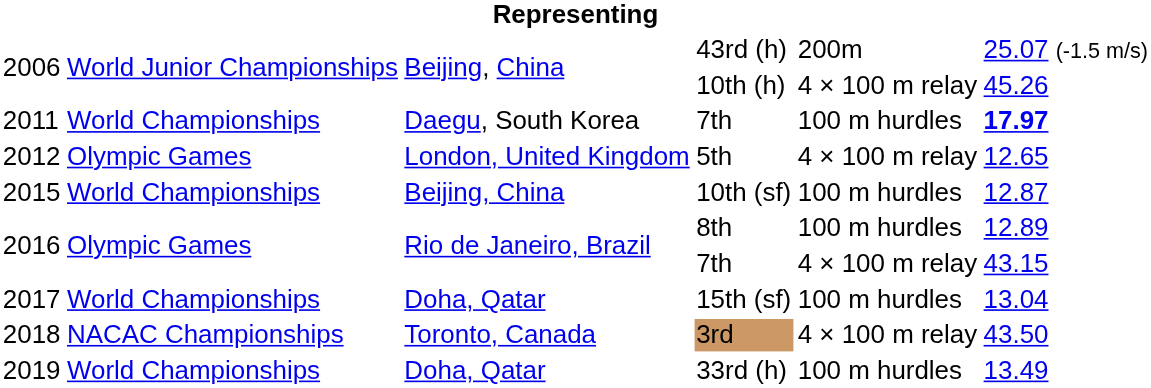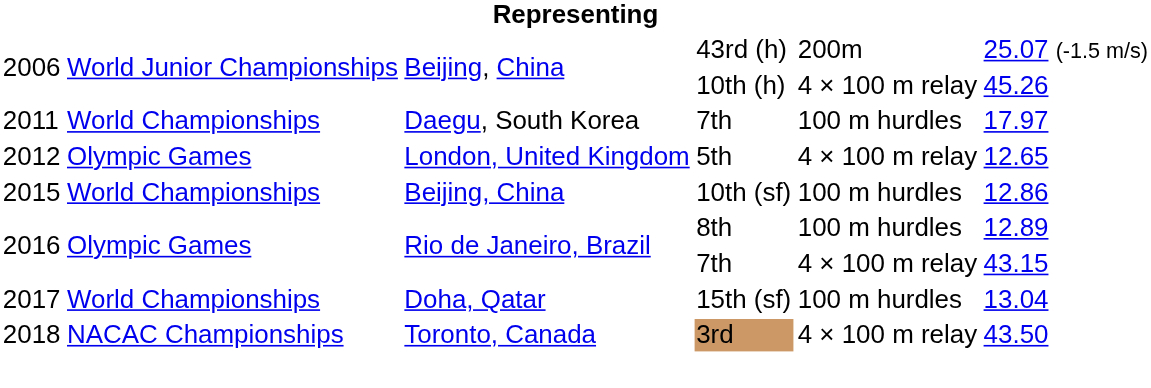(1016, 121) bold -> (1016, 121) normal
(1016, 192) 12.87 -> (1016, 192) 12.86
- row: (32, 370)
